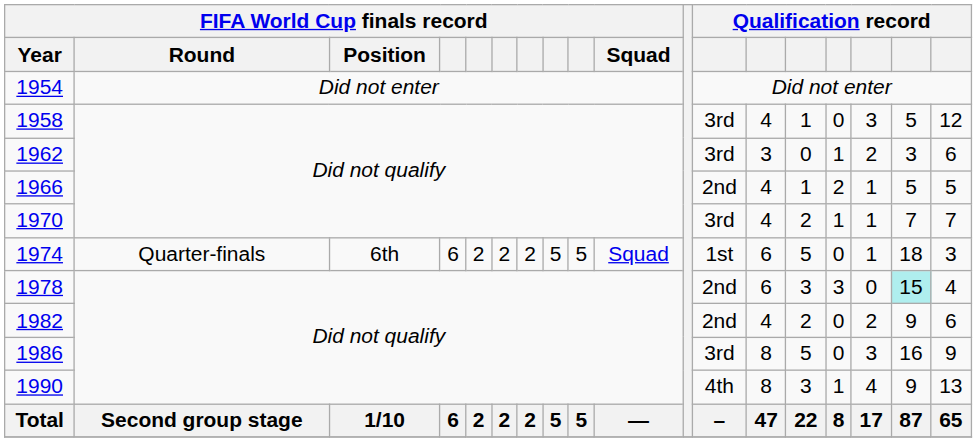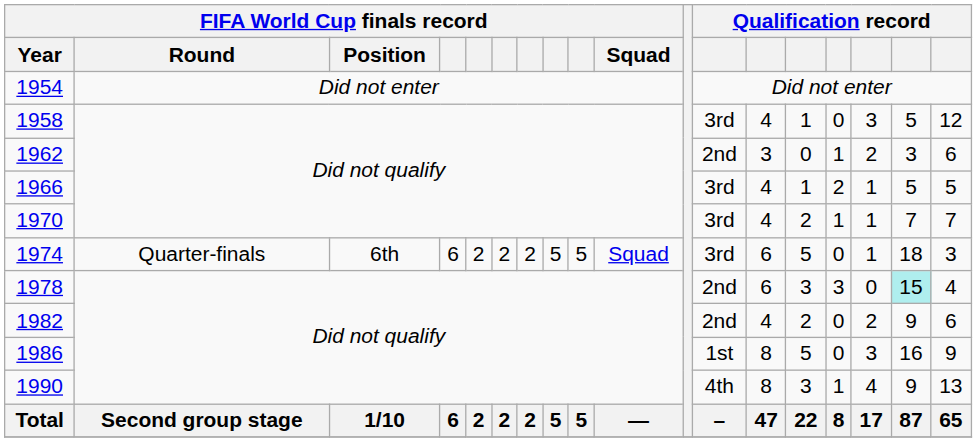(719, 154) 3rd -> (719, 154) 2nd
(719, 187) 2nd -> (719, 187) 3rd
(719, 253) 1st -> (719, 253) 3rd
(719, 353) 3rd -> (719, 353) 1st
